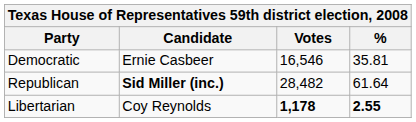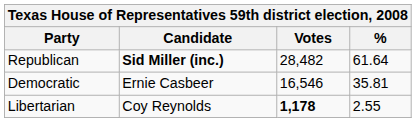rows swapped: (43, 83) <-> (44, 60)
(367, 106) bold -> (367, 106) normal
